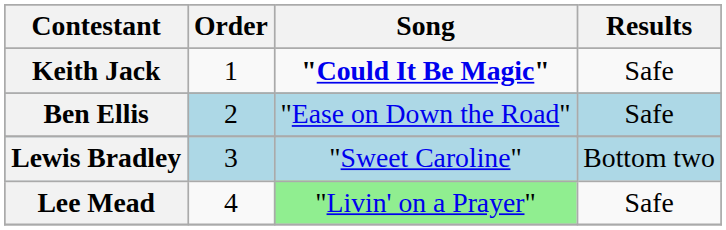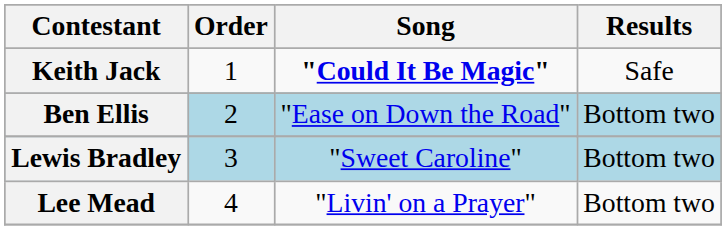(649, 114) Safe -> (649, 114) Bottom two
(426, 202) lightgreen background -> (426, 202) no background
(649, 202) Safe -> (649, 202) Bottom two
